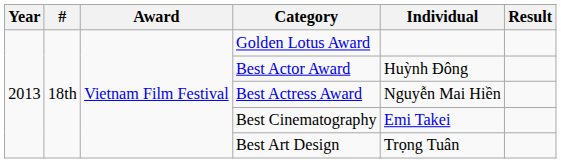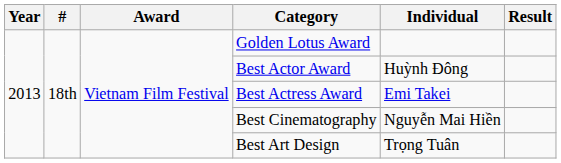(442, 94) Nguyễn Mai Hiền -> (417, 94) Emi Takei
(417, 119) Emi Takei -> (442, 119) Nguyễn Mai Hiền
